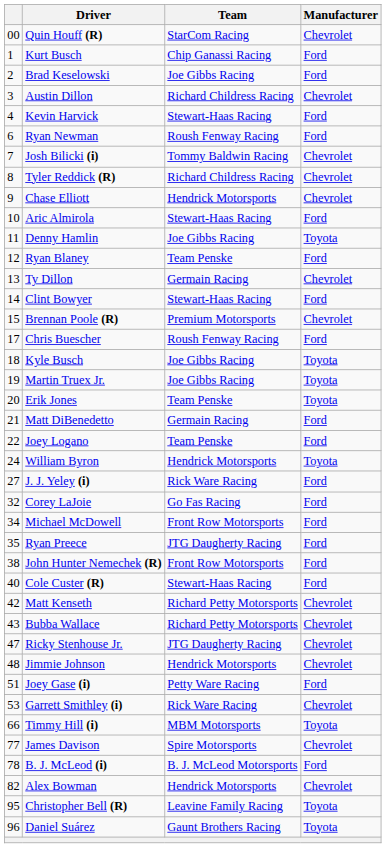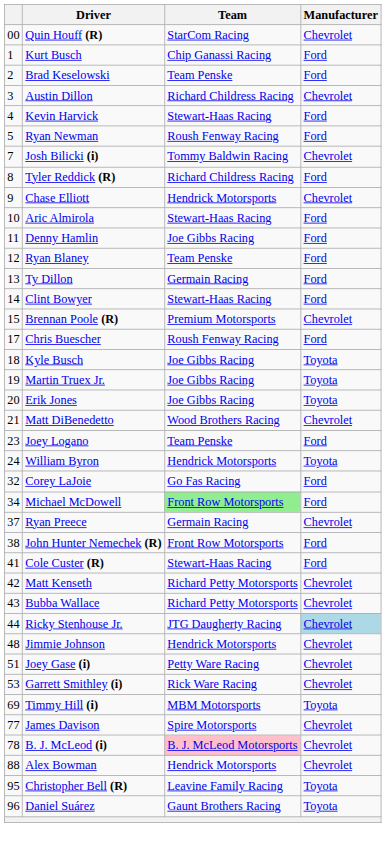(211, 75) Joe Gibbs Racing -> (200, 75) Team Penske
(10, 136) 6 -> (10, 136) 5
(328, 177) Chevrolet -> (315, 177) Ford
(321, 238) Toyota -> (315, 238) Ford
(328, 278) Chevrolet -> (315, 278) Ford
(200, 400) Team Penske -> (211, 400) Joe Gibbs Racing
(208, 420) Germain Racing -> (224, 420) Wood Brothers Racing
(315, 420) Ford -> (328, 420) Chevrolet
(13, 441) 22 -> (13, 441) 23
- row: (57, 481)
(225, 522) no background -> (225, 502) lightgreen background
(13, 542) 35 -> (13, 522) 37
(224, 542) JTG Daugherty Racing -> (208, 522) Germain Racing
(315, 542) Ford -> (328, 522) Chevrolet
(13, 583) 40 -> (13, 562) 41
(13, 644) 47 -> (13, 623) 44
(328, 644) no background -> (328, 623) lightblue background
(315, 684) Ford -> (328, 664) Chevrolet
(13, 725) 66 -> (13, 705) 69
(232, 765) no background -> (232, 745) pink background
(315, 765) Ford -> (328, 745) Chevrolet
(13, 786) 82 -> (13, 765) 88
